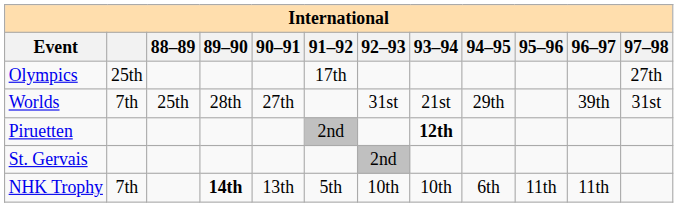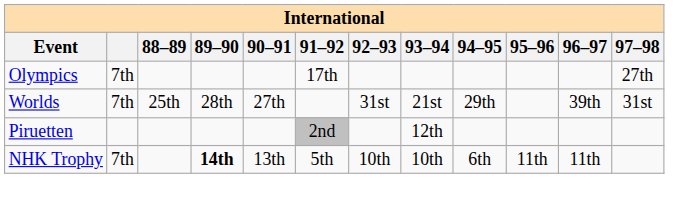(127, 74) 25th -> (122, 74) 7th
(436, 131) bold -> (427, 131) normal
- row: (48, 159)
